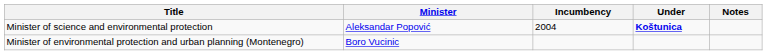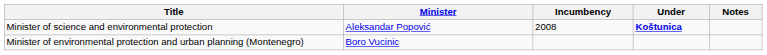(546, 27) 2004 -> (546, 27) 2008
